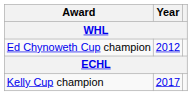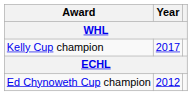rows swapped: (79, 47) <-> (55, 82)
